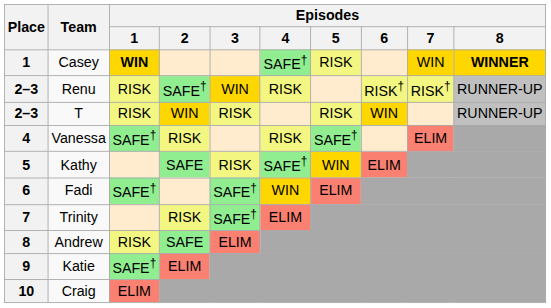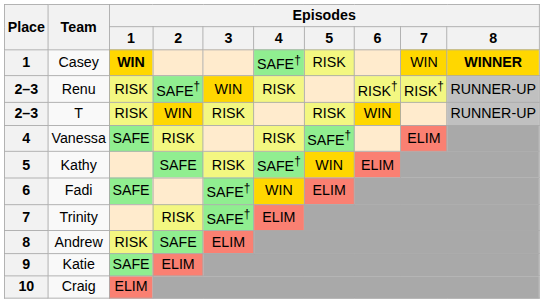(134, 138) SAFE† -> (131, 138) SAFE
(134, 191) SAFE† -> (131, 191) SAFE
(134, 266) SAFE† -> (131, 264) SAFE
